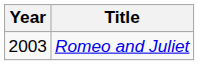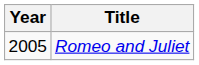(28, 45) 2003 -> (28, 45) 2005
